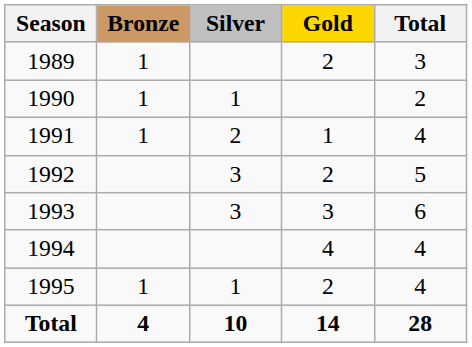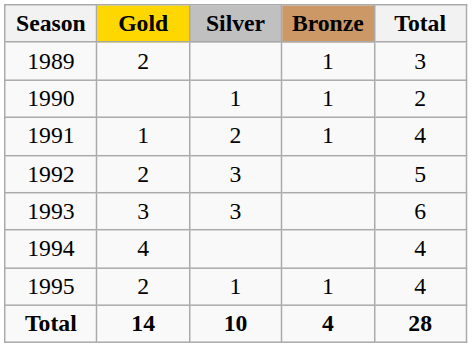columns swapped: (328, 23) <-> (143, 23)
